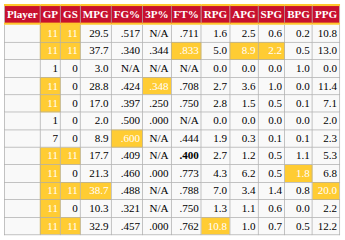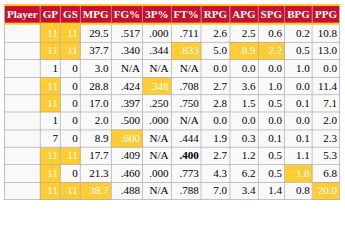(159, 33) N/A -> (159, 33) .000
(220, 33) 1.6 -> (220, 33) 2.6
- row: (99, 208)
- row: (99, 226)
